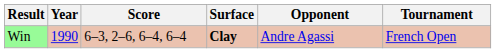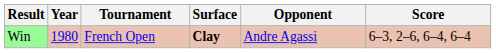columns swapped: (437, 15) <-> (144, 15)
(64, 36) 1990 -> (64, 36) 1980
